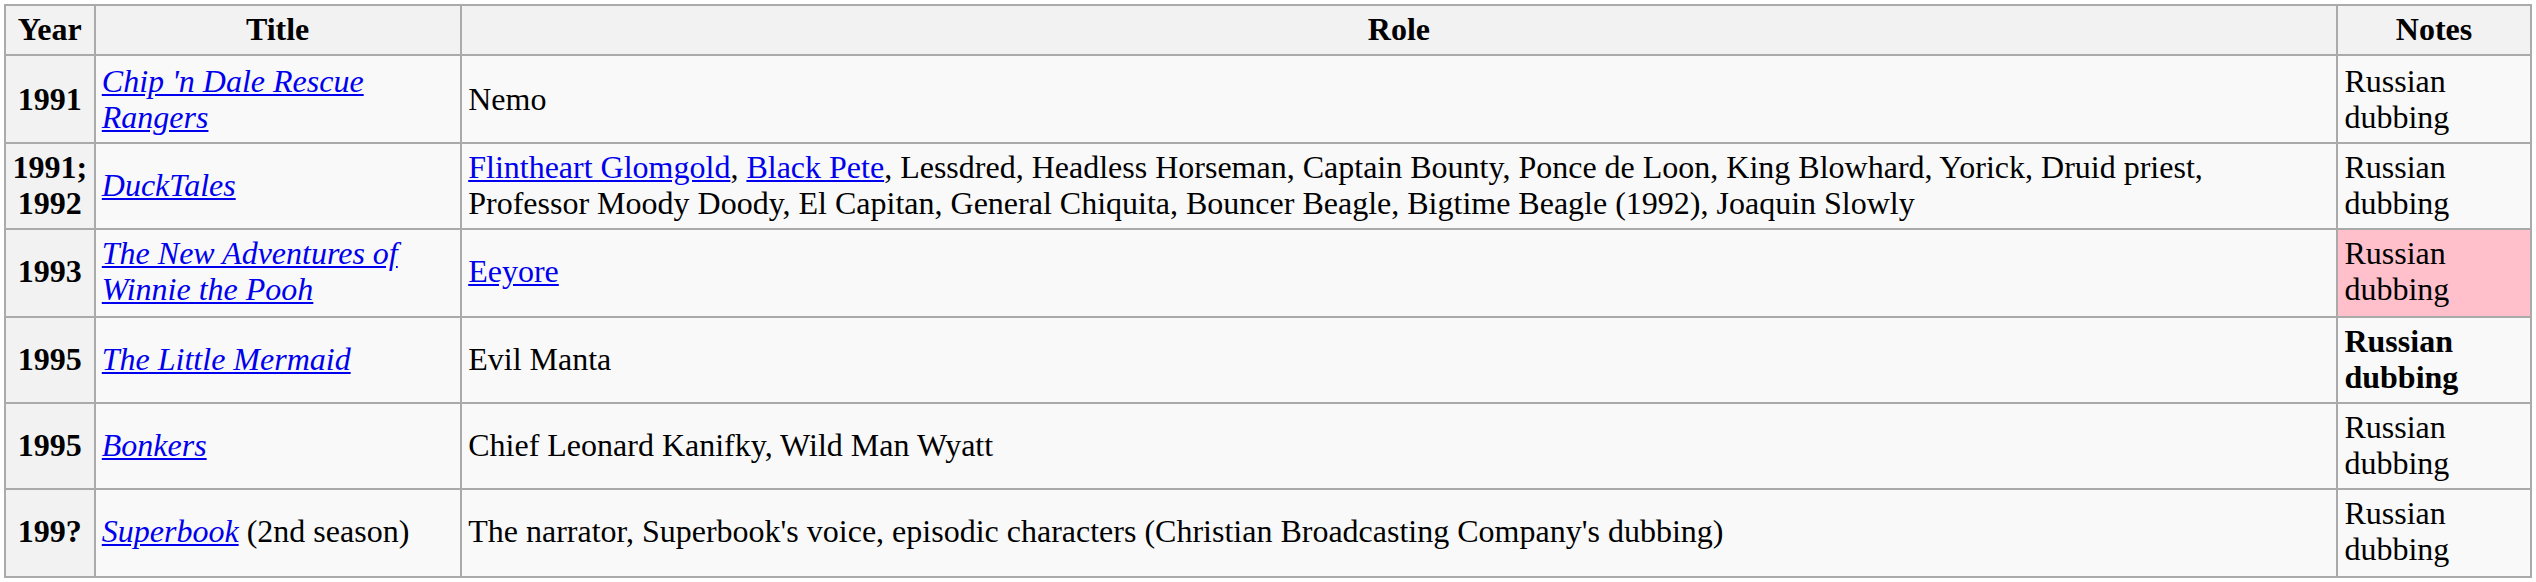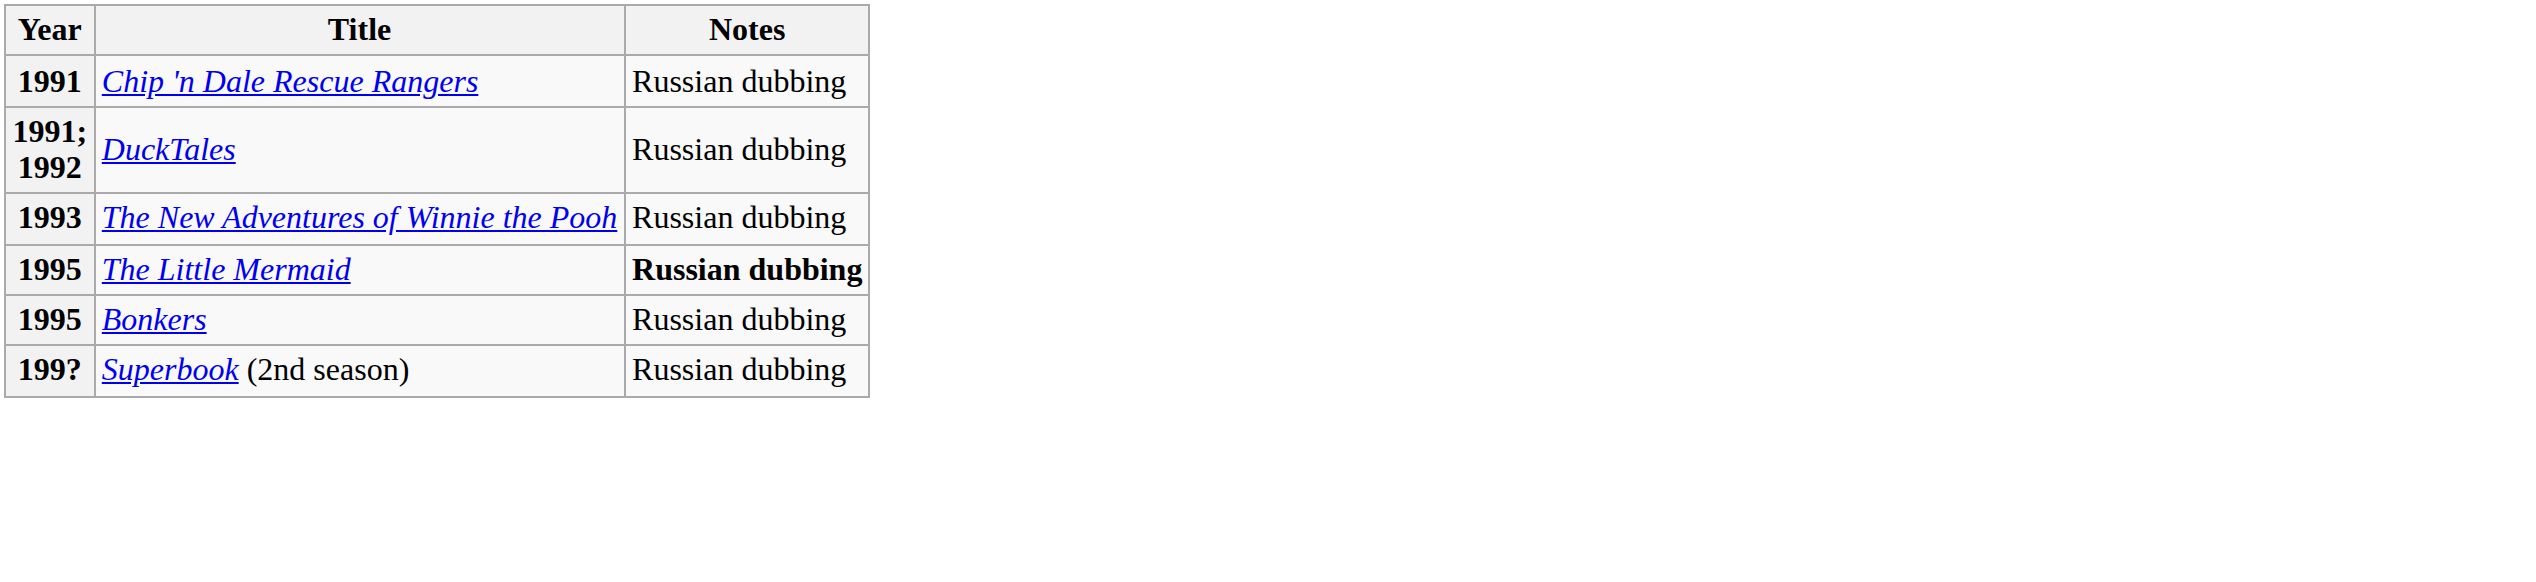- column: (1399, 29)
(2397, 272) pink background -> (739, 218) no background
